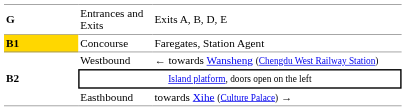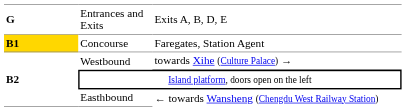(266, 60) ← towards Wansheng (Chengdu West Railway Station) -> (223, 60) towards Xihe (Culture Palace) →
(223, 97) towards Xihe (Culture Palace) → -> (266, 98) ← towards Wansheng (Chengdu West Railway Station)
